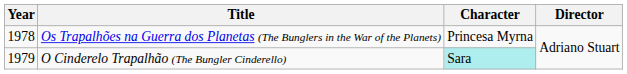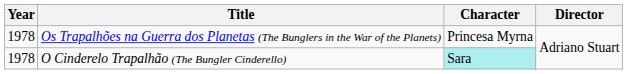(21, 58) 1979 -> (21, 58) 1978
